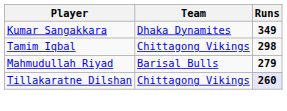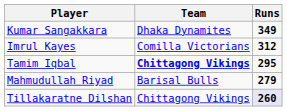+ row: (41, 47)
(193, 47) normal -> (193, 64) bold
(267, 47) 298 -> (267, 64) 295
